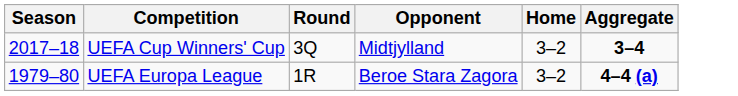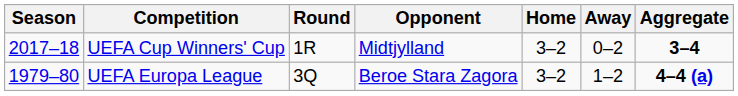+ column: (608, 18)
(305, 47) 3Q -> (305, 47) 1R
(305, 76) 1R -> (305, 76) 3Q
